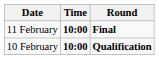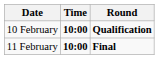rows swapped: (32, 46) <-> (32, 29)
